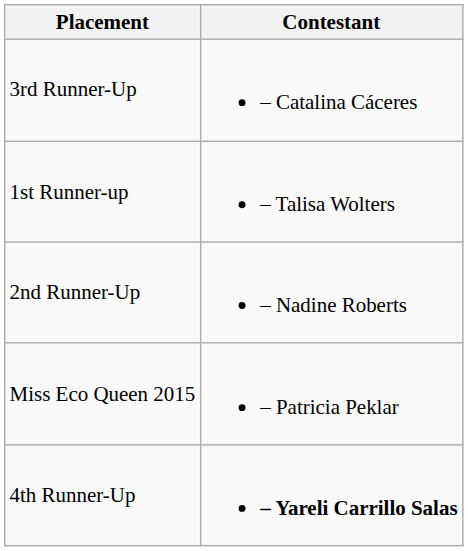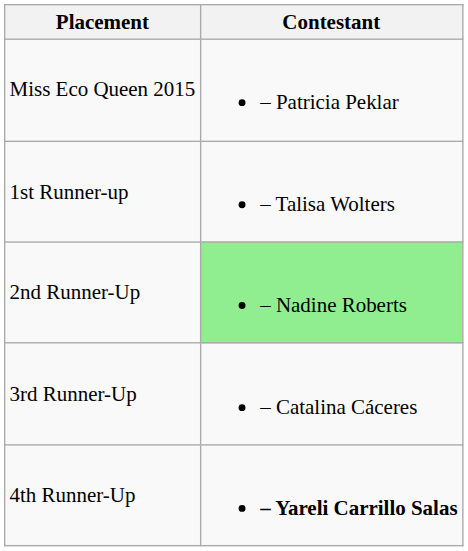rows swapped: (102, 393) <-> (73, 89)
(331, 305) no background -> (331, 305) lightgreen background
